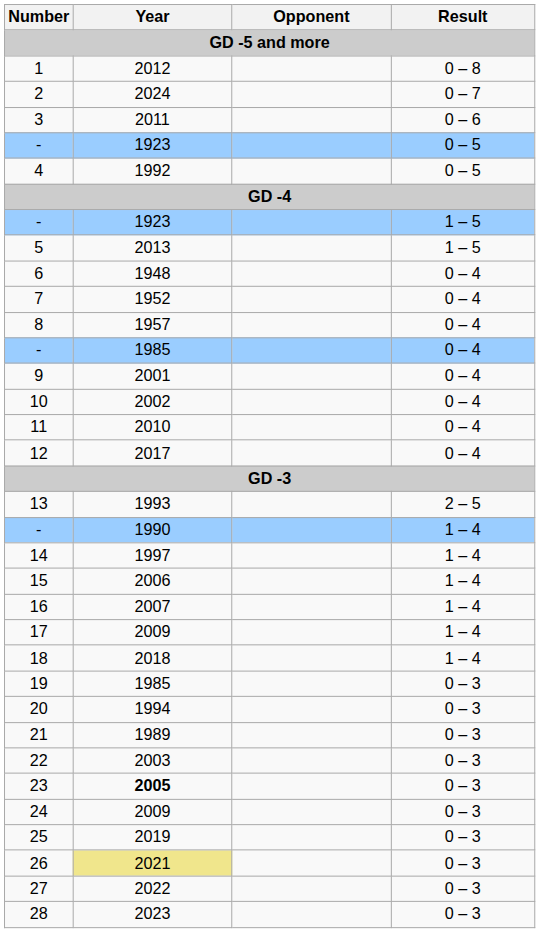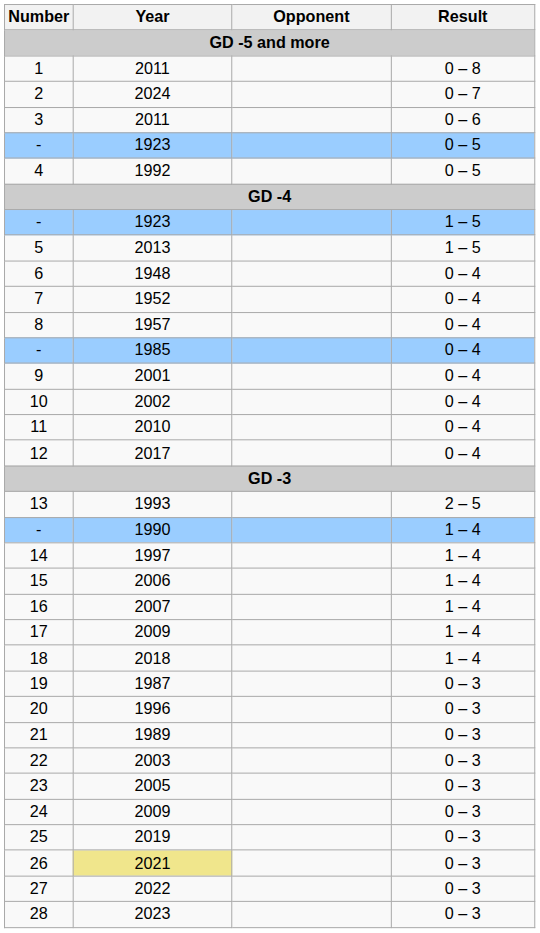(152, 68) 2012 -> (152, 68) 2011
(152, 683) 1985 -> (152, 683) 1987
(152, 709) 1994 -> (152, 709) 1996
(152, 786) bold -> (152, 786) normal
